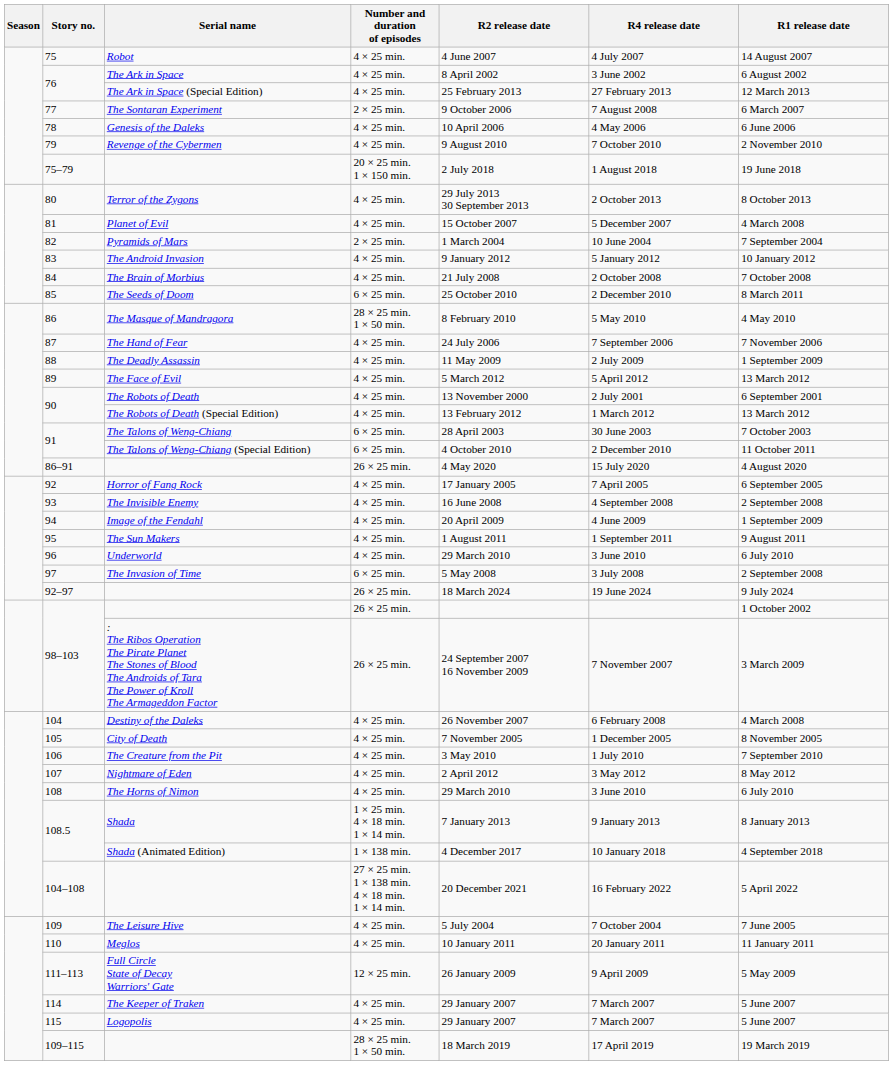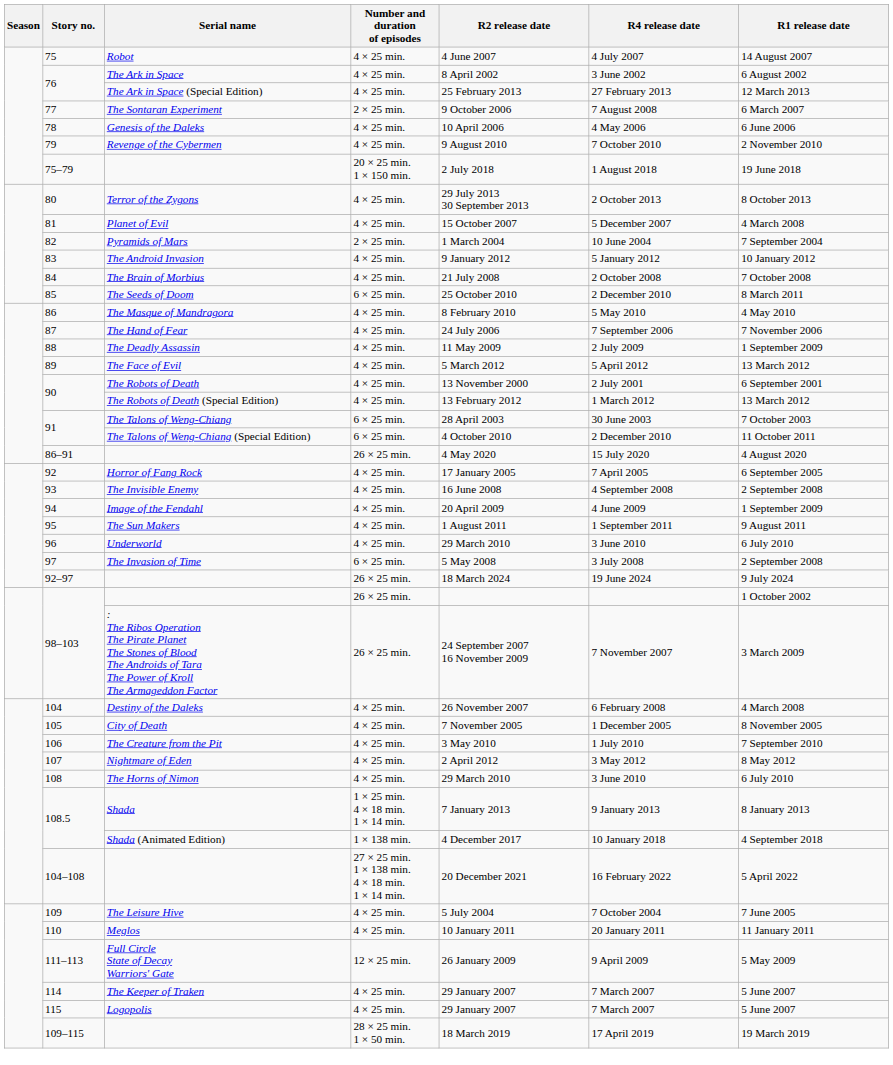(382, 318) 28 × 25 min. 1 × 50 min. -> (379, 312) 4 × 25 min.
